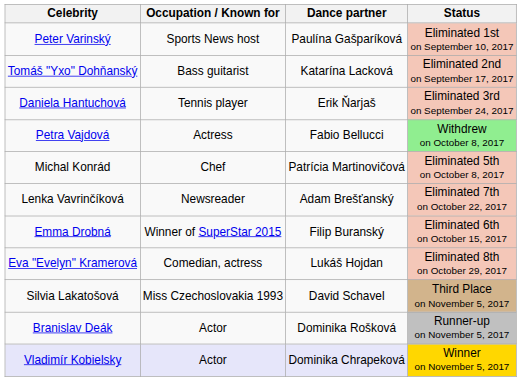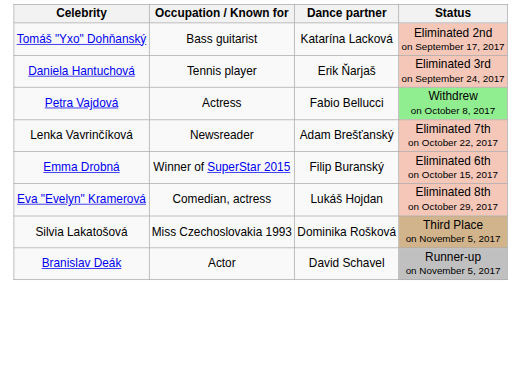- row: (73, 39)
- row: (73, 167)
(347, 296) David Schavel -> (347, 231) Dominika Rošková
(347, 328) Dominika Rošková -> (347, 264) David Schavel
- row: (73, 360)
